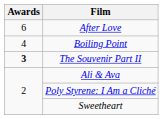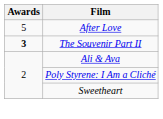(24, 28) 6 -> (24, 28) 5
- row: (100, 43)
